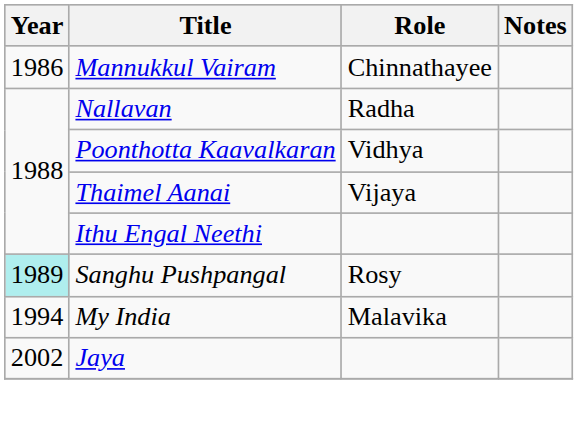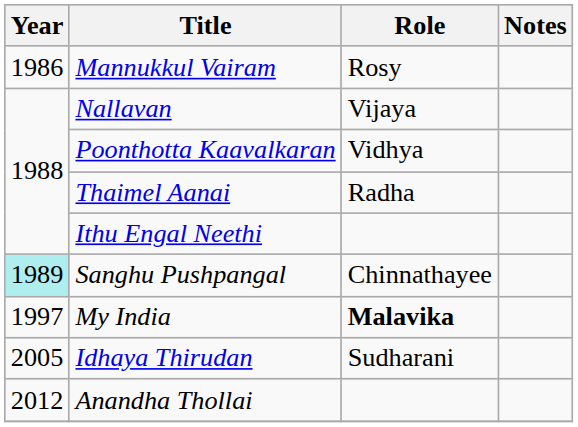(420, 66) Chinnathayee -> (375, 66) Rosy
(381, 108) Radha -> (382, 108) Vijaya
(382, 191) Vijaya -> (381, 191) Radha
(375, 274) Rosy -> (420, 274) Chinnathayee
(37, 316) 1994 -> (37, 316) 1997
(397, 316) normal -> (401, 316) bold
- row: (100, 358)
+ row: (164, 358)
+ row: (164, 399)
